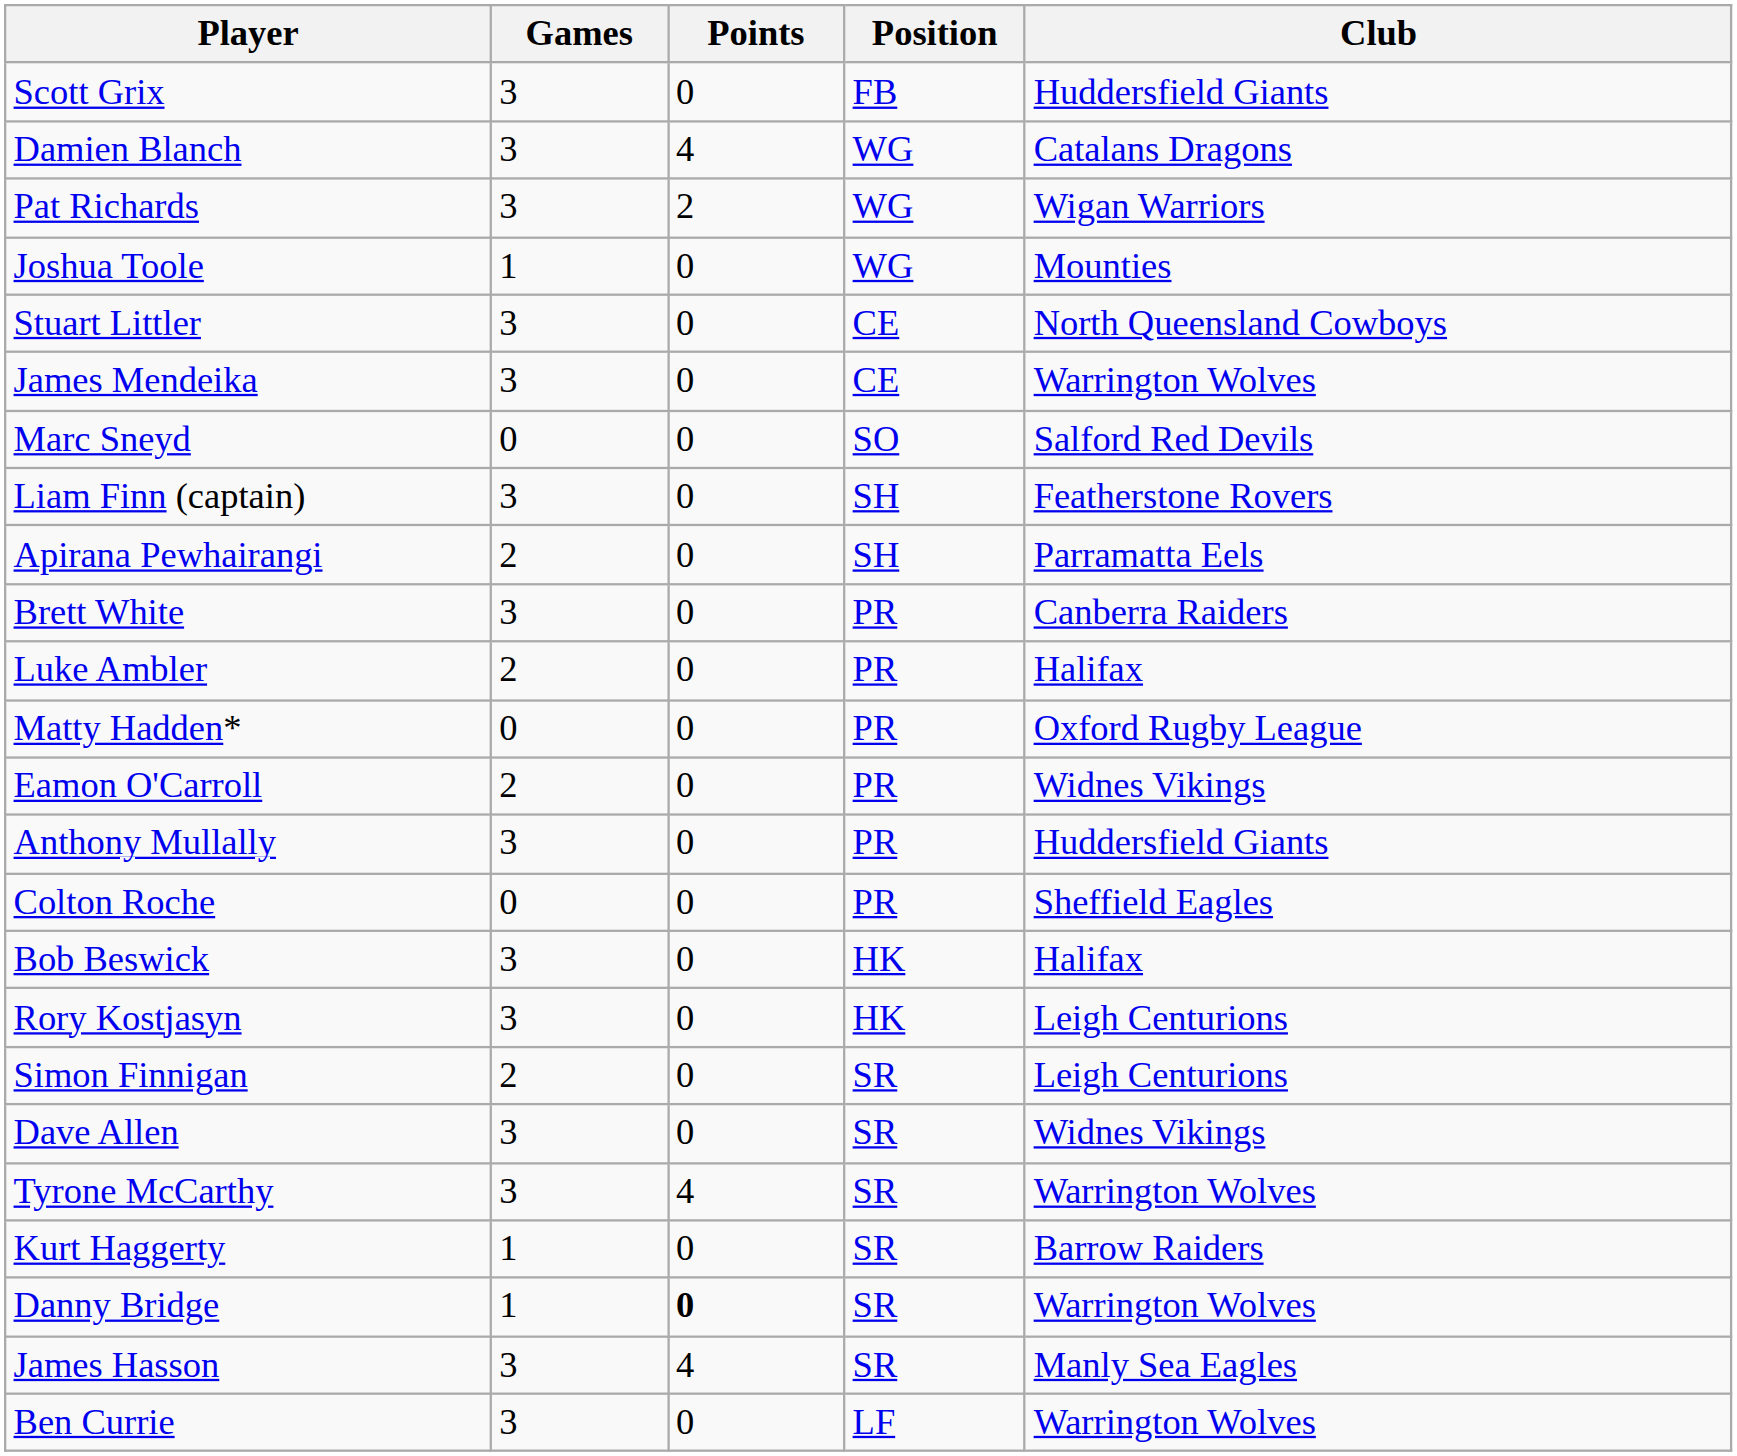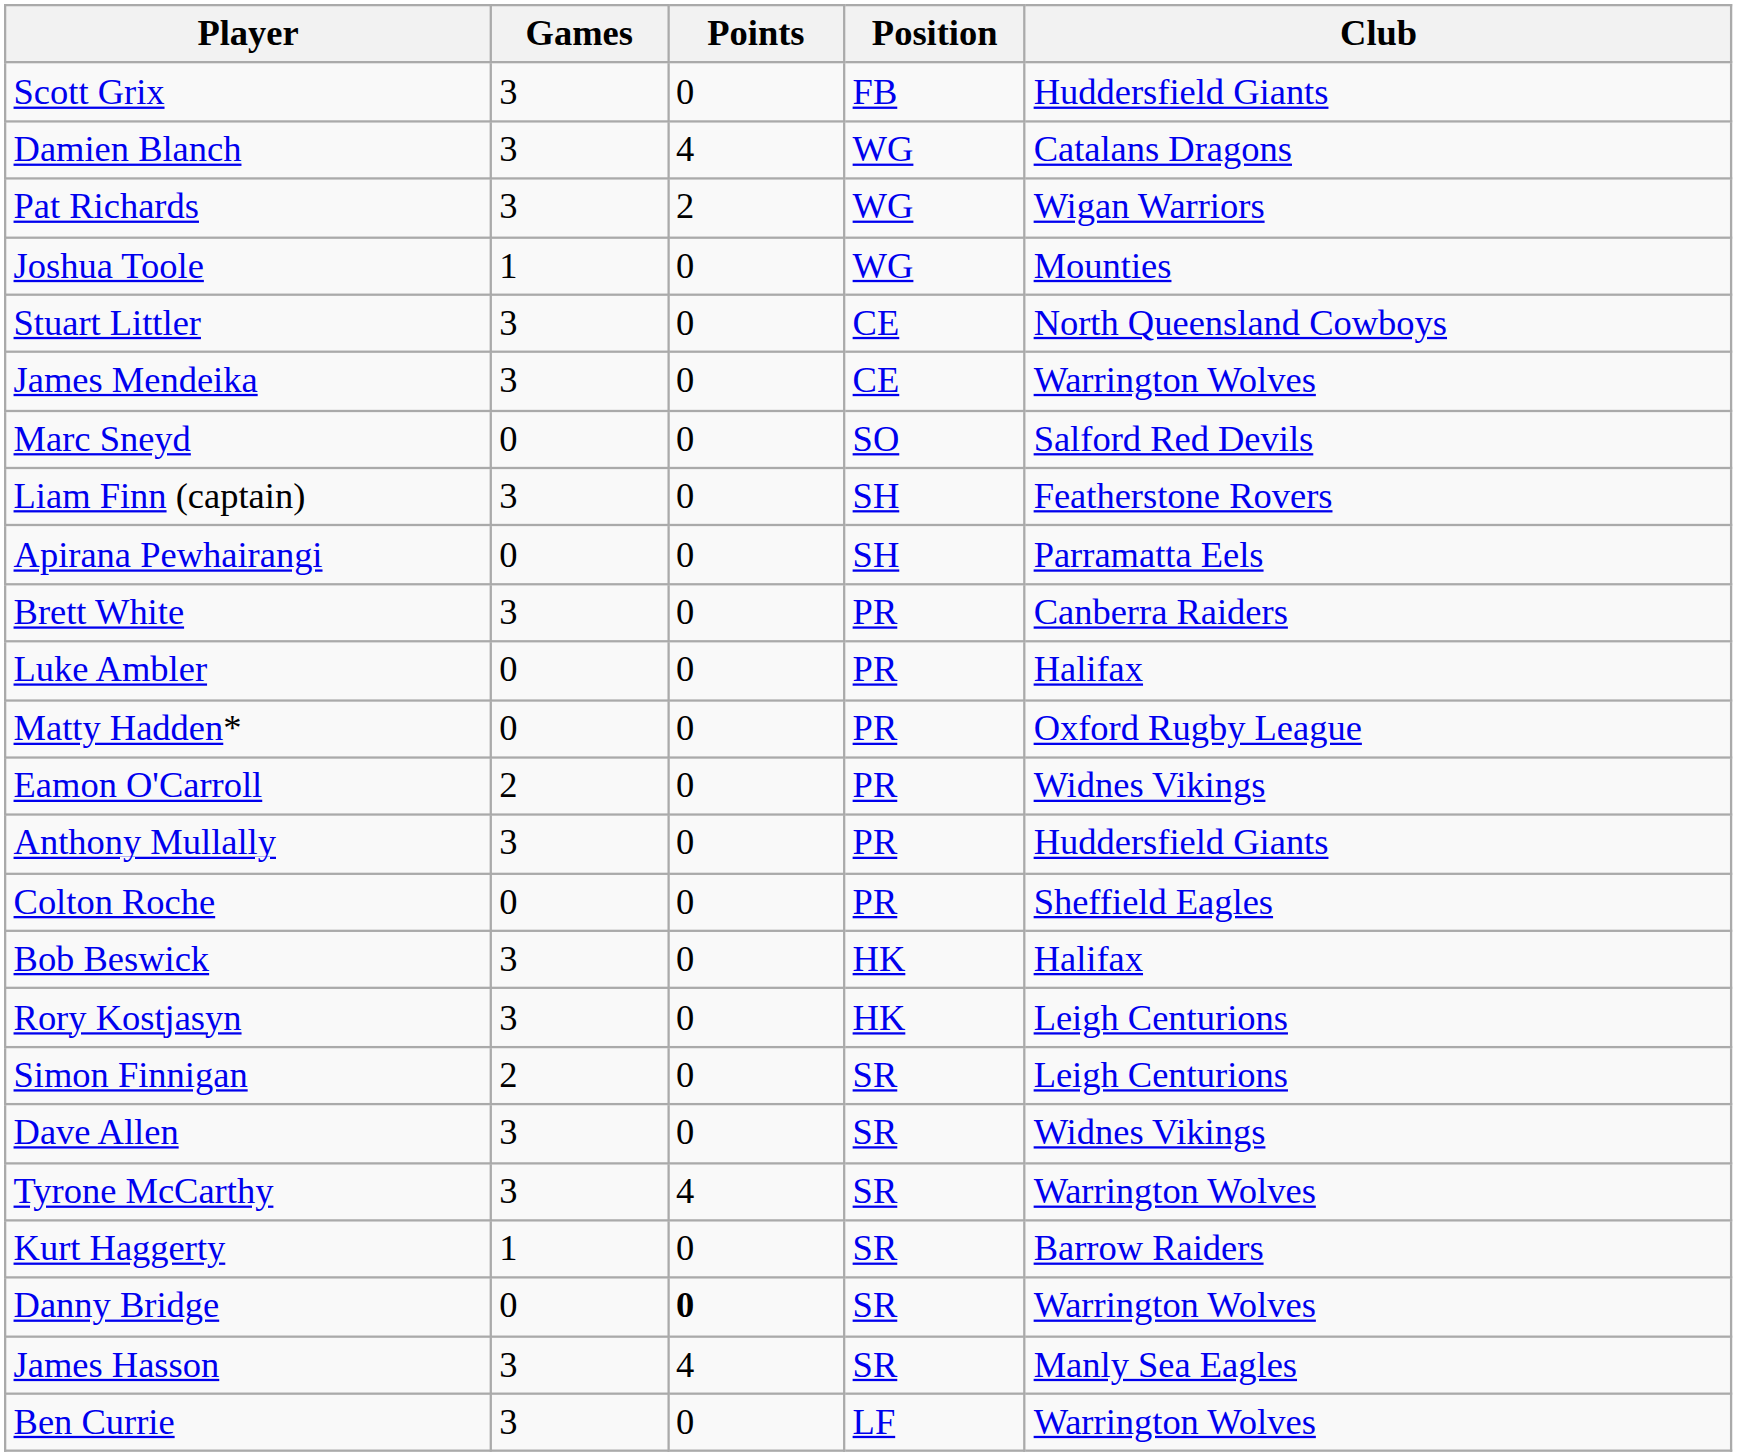(508, 554) 2 -> (508, 554) 0
(508, 669) 2 -> (508, 669) 0
(508, 1306) 1 -> (508, 1306) 0
